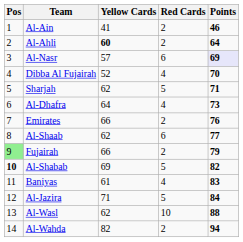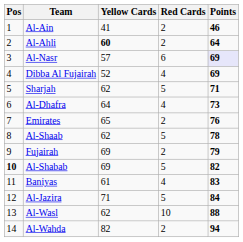(215, 74) 70 -> (215, 74) 69
(106, 120) 66 -> (106, 120) 65
(163, 136) 6 -> (163, 136) 5
(215, 136) 77 -> (215, 136) 78
(9, 151) lightgreen background -> (9, 151) no background
(106, 151) 66 -> (106, 151) 69
